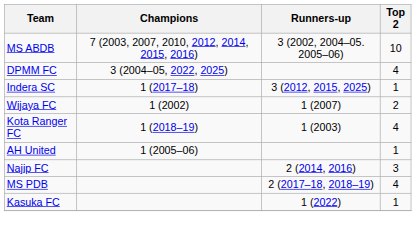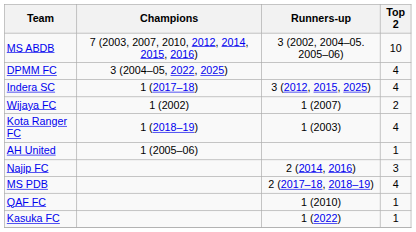(396, 88) 1 -> (396, 88) 4
+ row: (26, 202)
